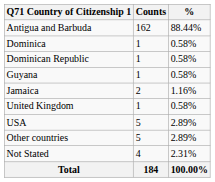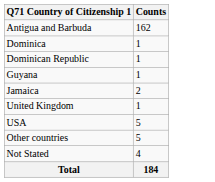- column: (189, 12)
